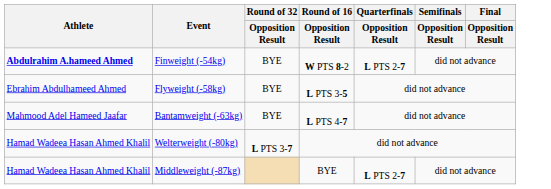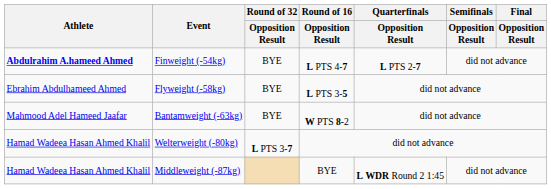(327, 67) W PTS 8-2 -> (327, 67) L PTS 4-7
(327, 122) L PTS 4-7 -> (327, 122) W PTS 8-2
(385, 176) L PTS 2-7 -> (400, 176) L WDR Round 2 1:45
